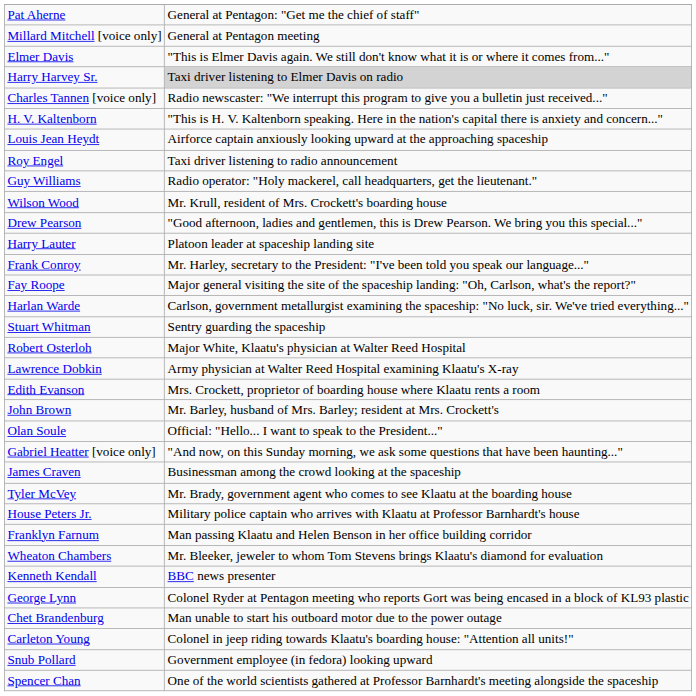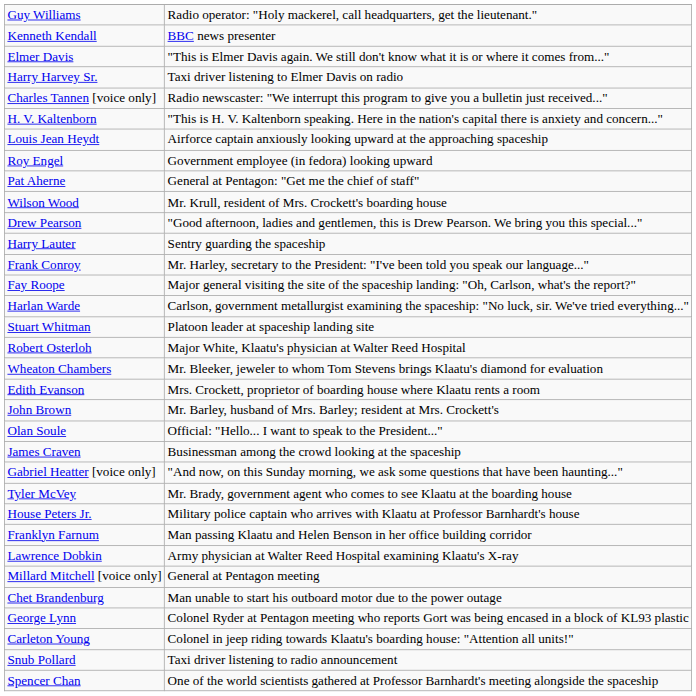rows swapped: (44, 181) <-> (36, 14)
rows swapped: (52, 576) <-> (84, 35)
(285, 77) lightgrey background -> (285, 77) no background
(282, 160) Taxi driver listening to radio announcement -> (300, 160) Government employee (in fedora) looking upward
(271, 243) Platoon leader at spaceship landing site -> (246, 243) Sentry guarding the spaceship
(246, 327) Sentry guarding the spaceship -> (271, 327) Platoon leader at spaceship landing site
rows swapped: (55, 368) <-> (59, 555)
rows swapped: (82, 451) <-> (44, 472)
rows swapped: (42, 597) <-> (56, 618)
(300, 659) Government employee (in fedora) looking upward -> (282, 659) Taxi driver listening to radio announcement
